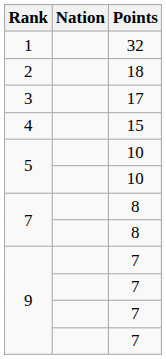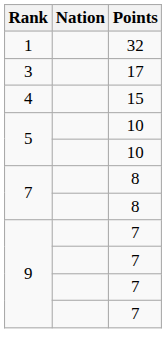- row: (28, 71)
